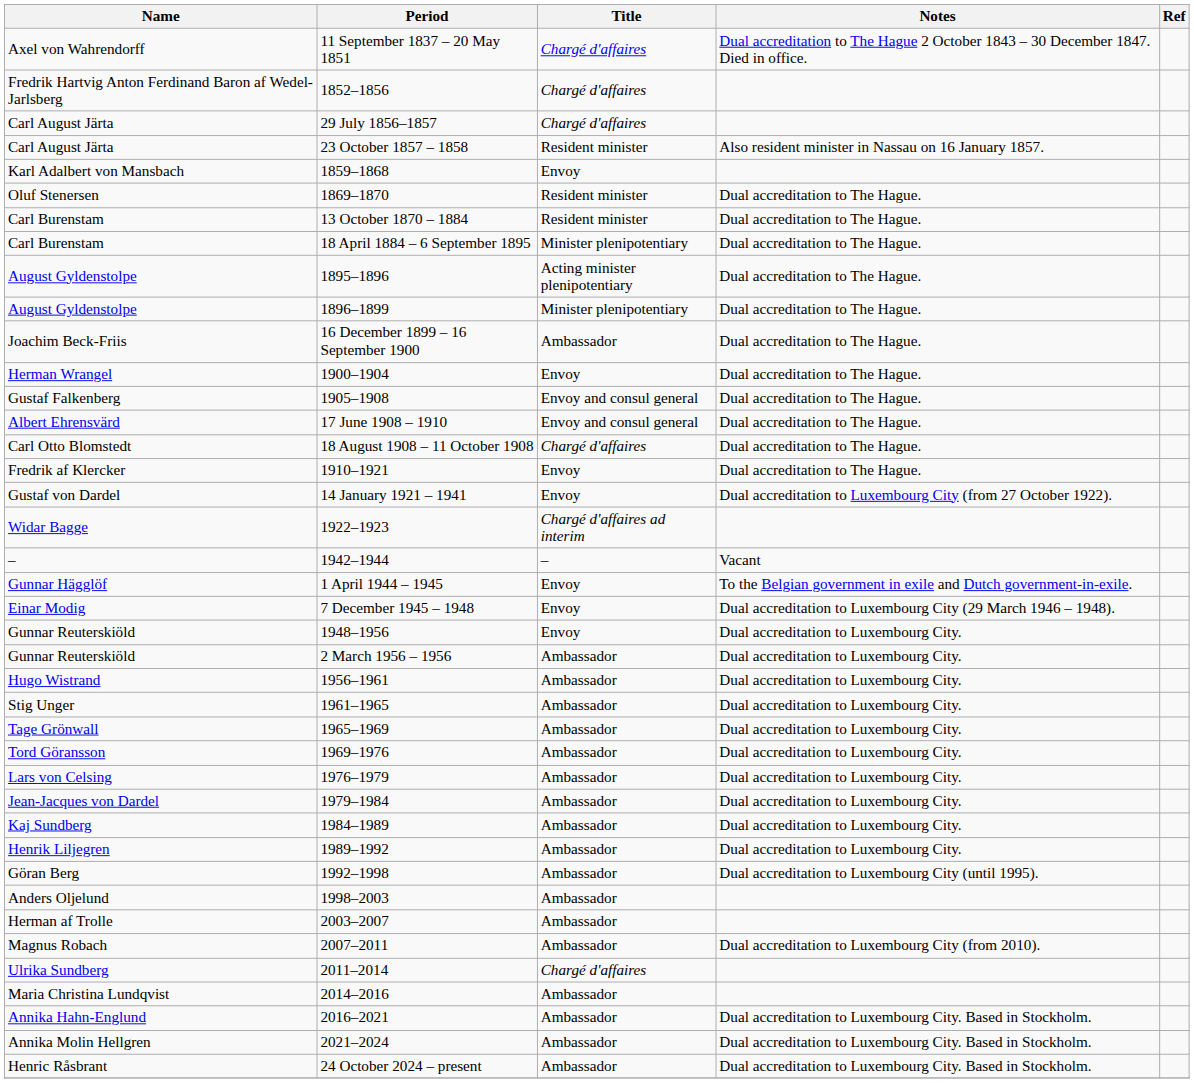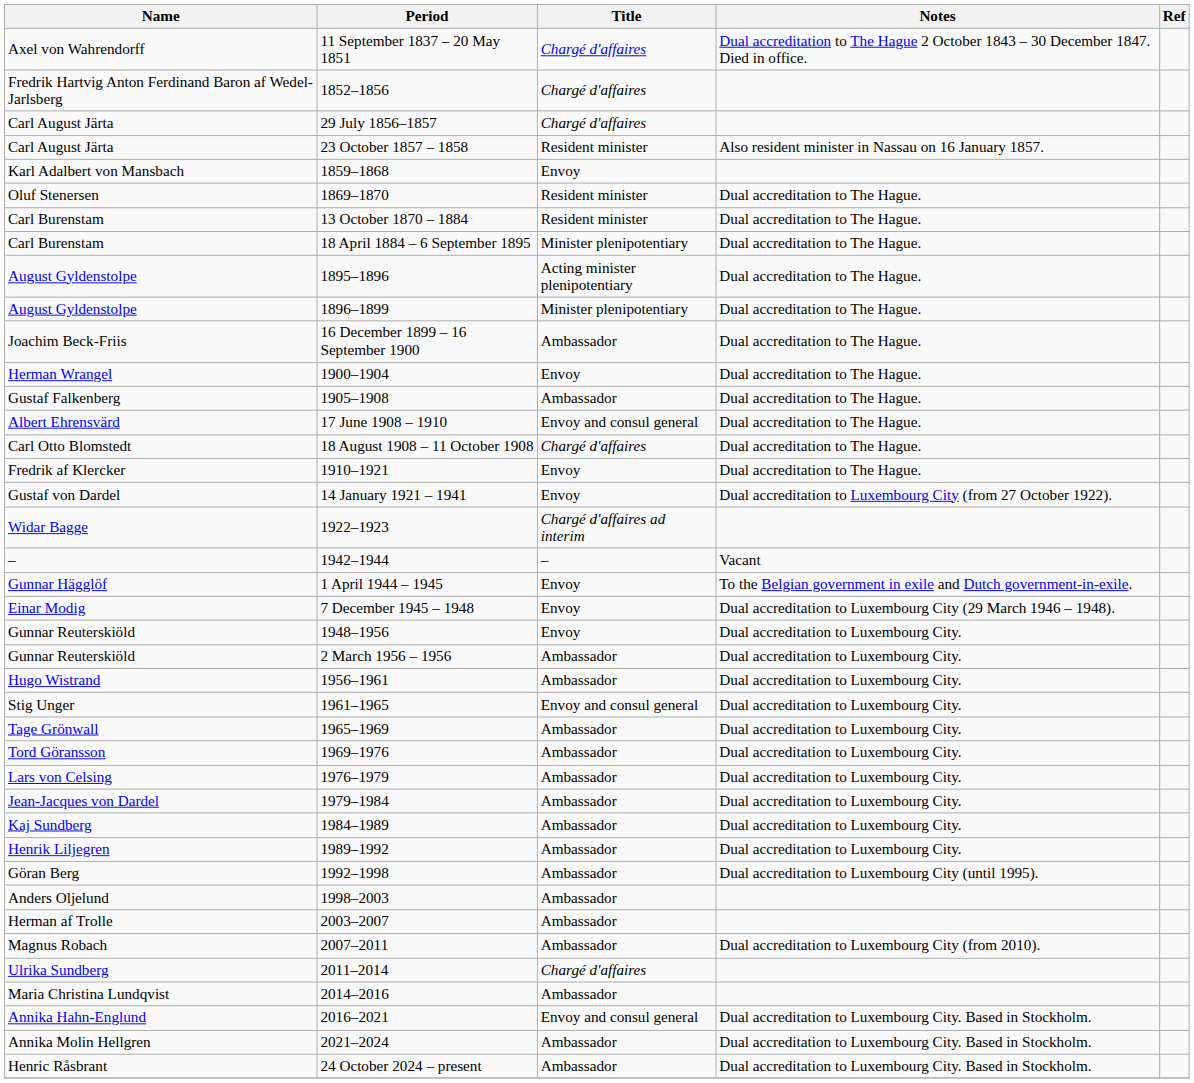(619, 398) Envoy and consul general -> (579, 398) Ambassador
(579, 704) Ambassador -> (619, 704) Envoy and consul general
(579, 1018) Ambassador -> (619, 1018) Envoy and consul general
